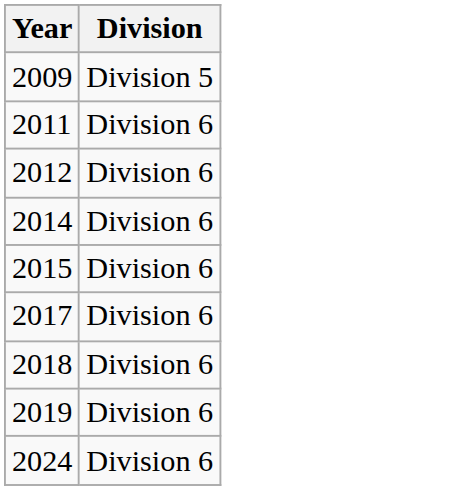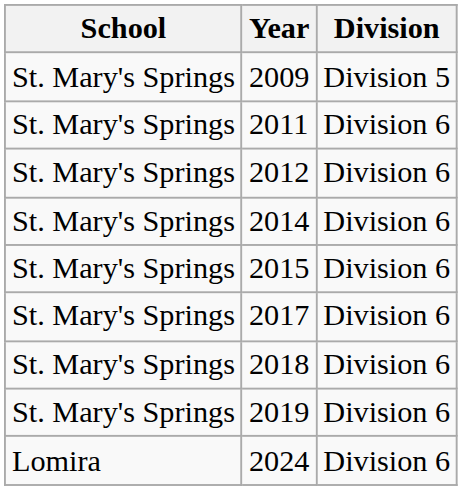+ column: (123, 28)
